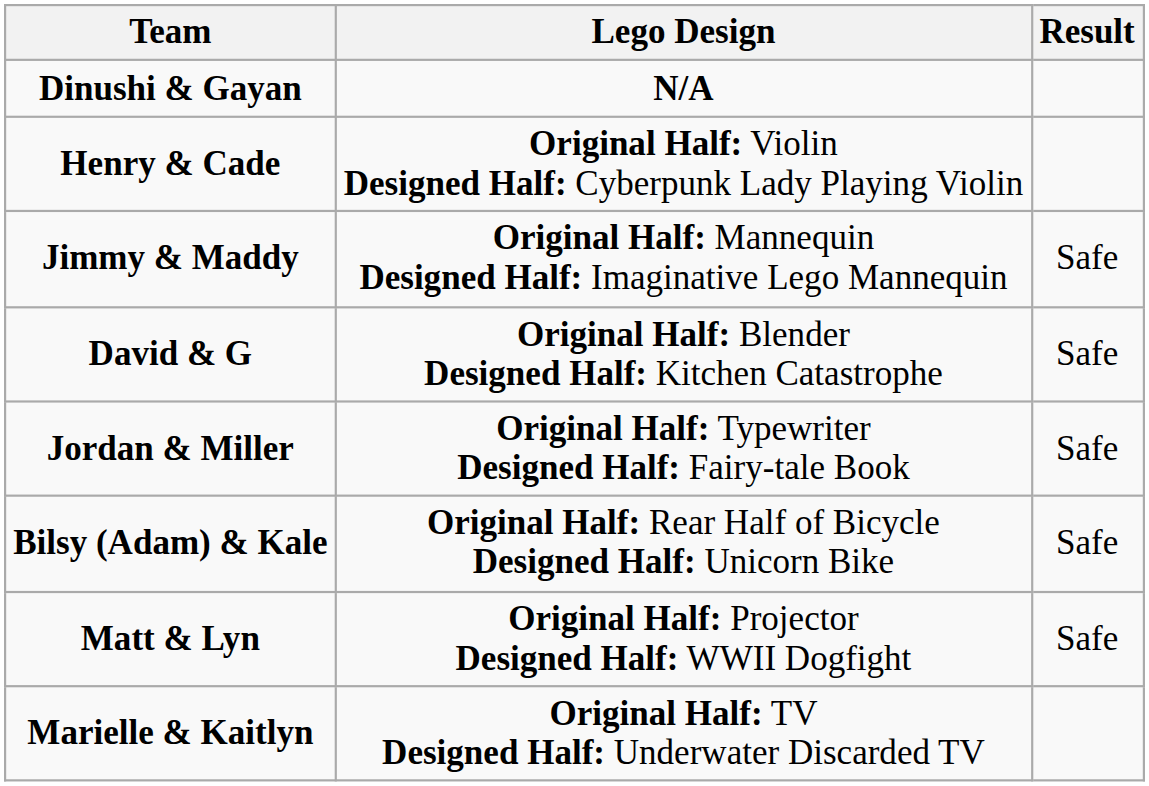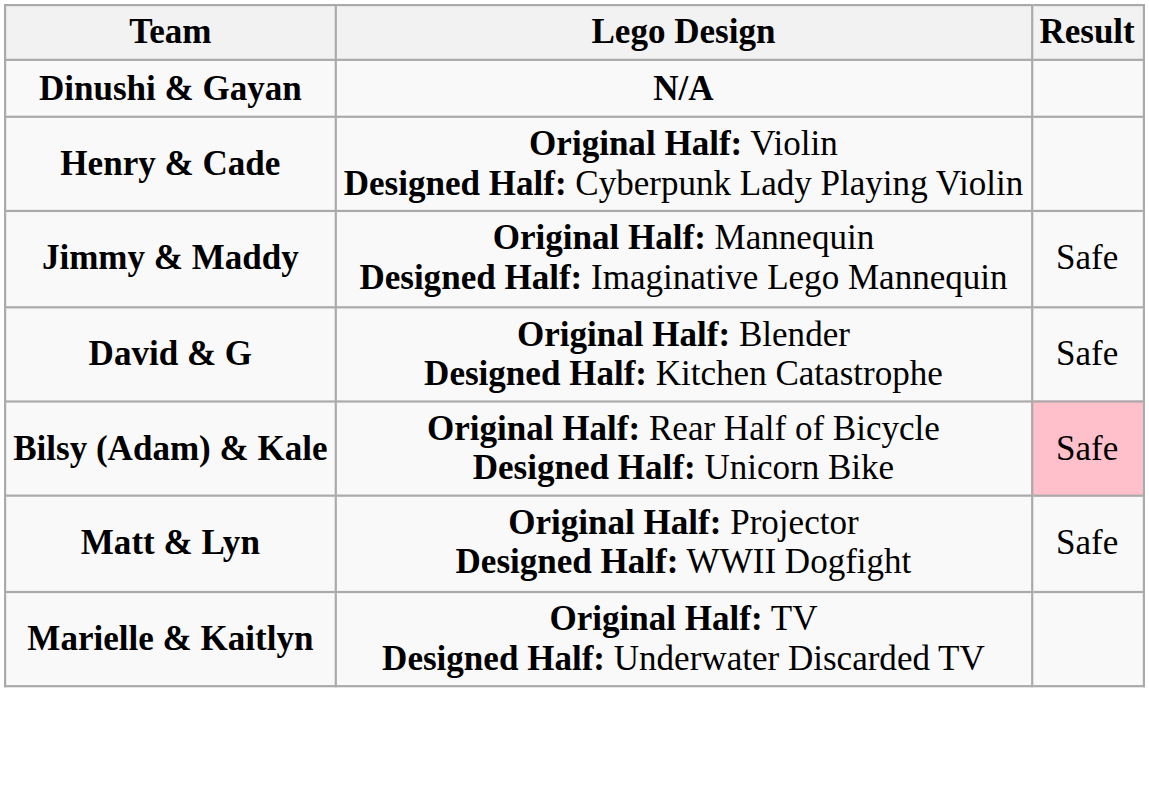- row: (170, 448)
(1087, 543) no background -> (1087, 448) pink background
